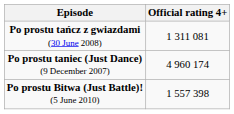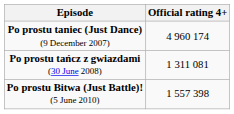rows swapped: (75, 65) <-> (75, 36)
